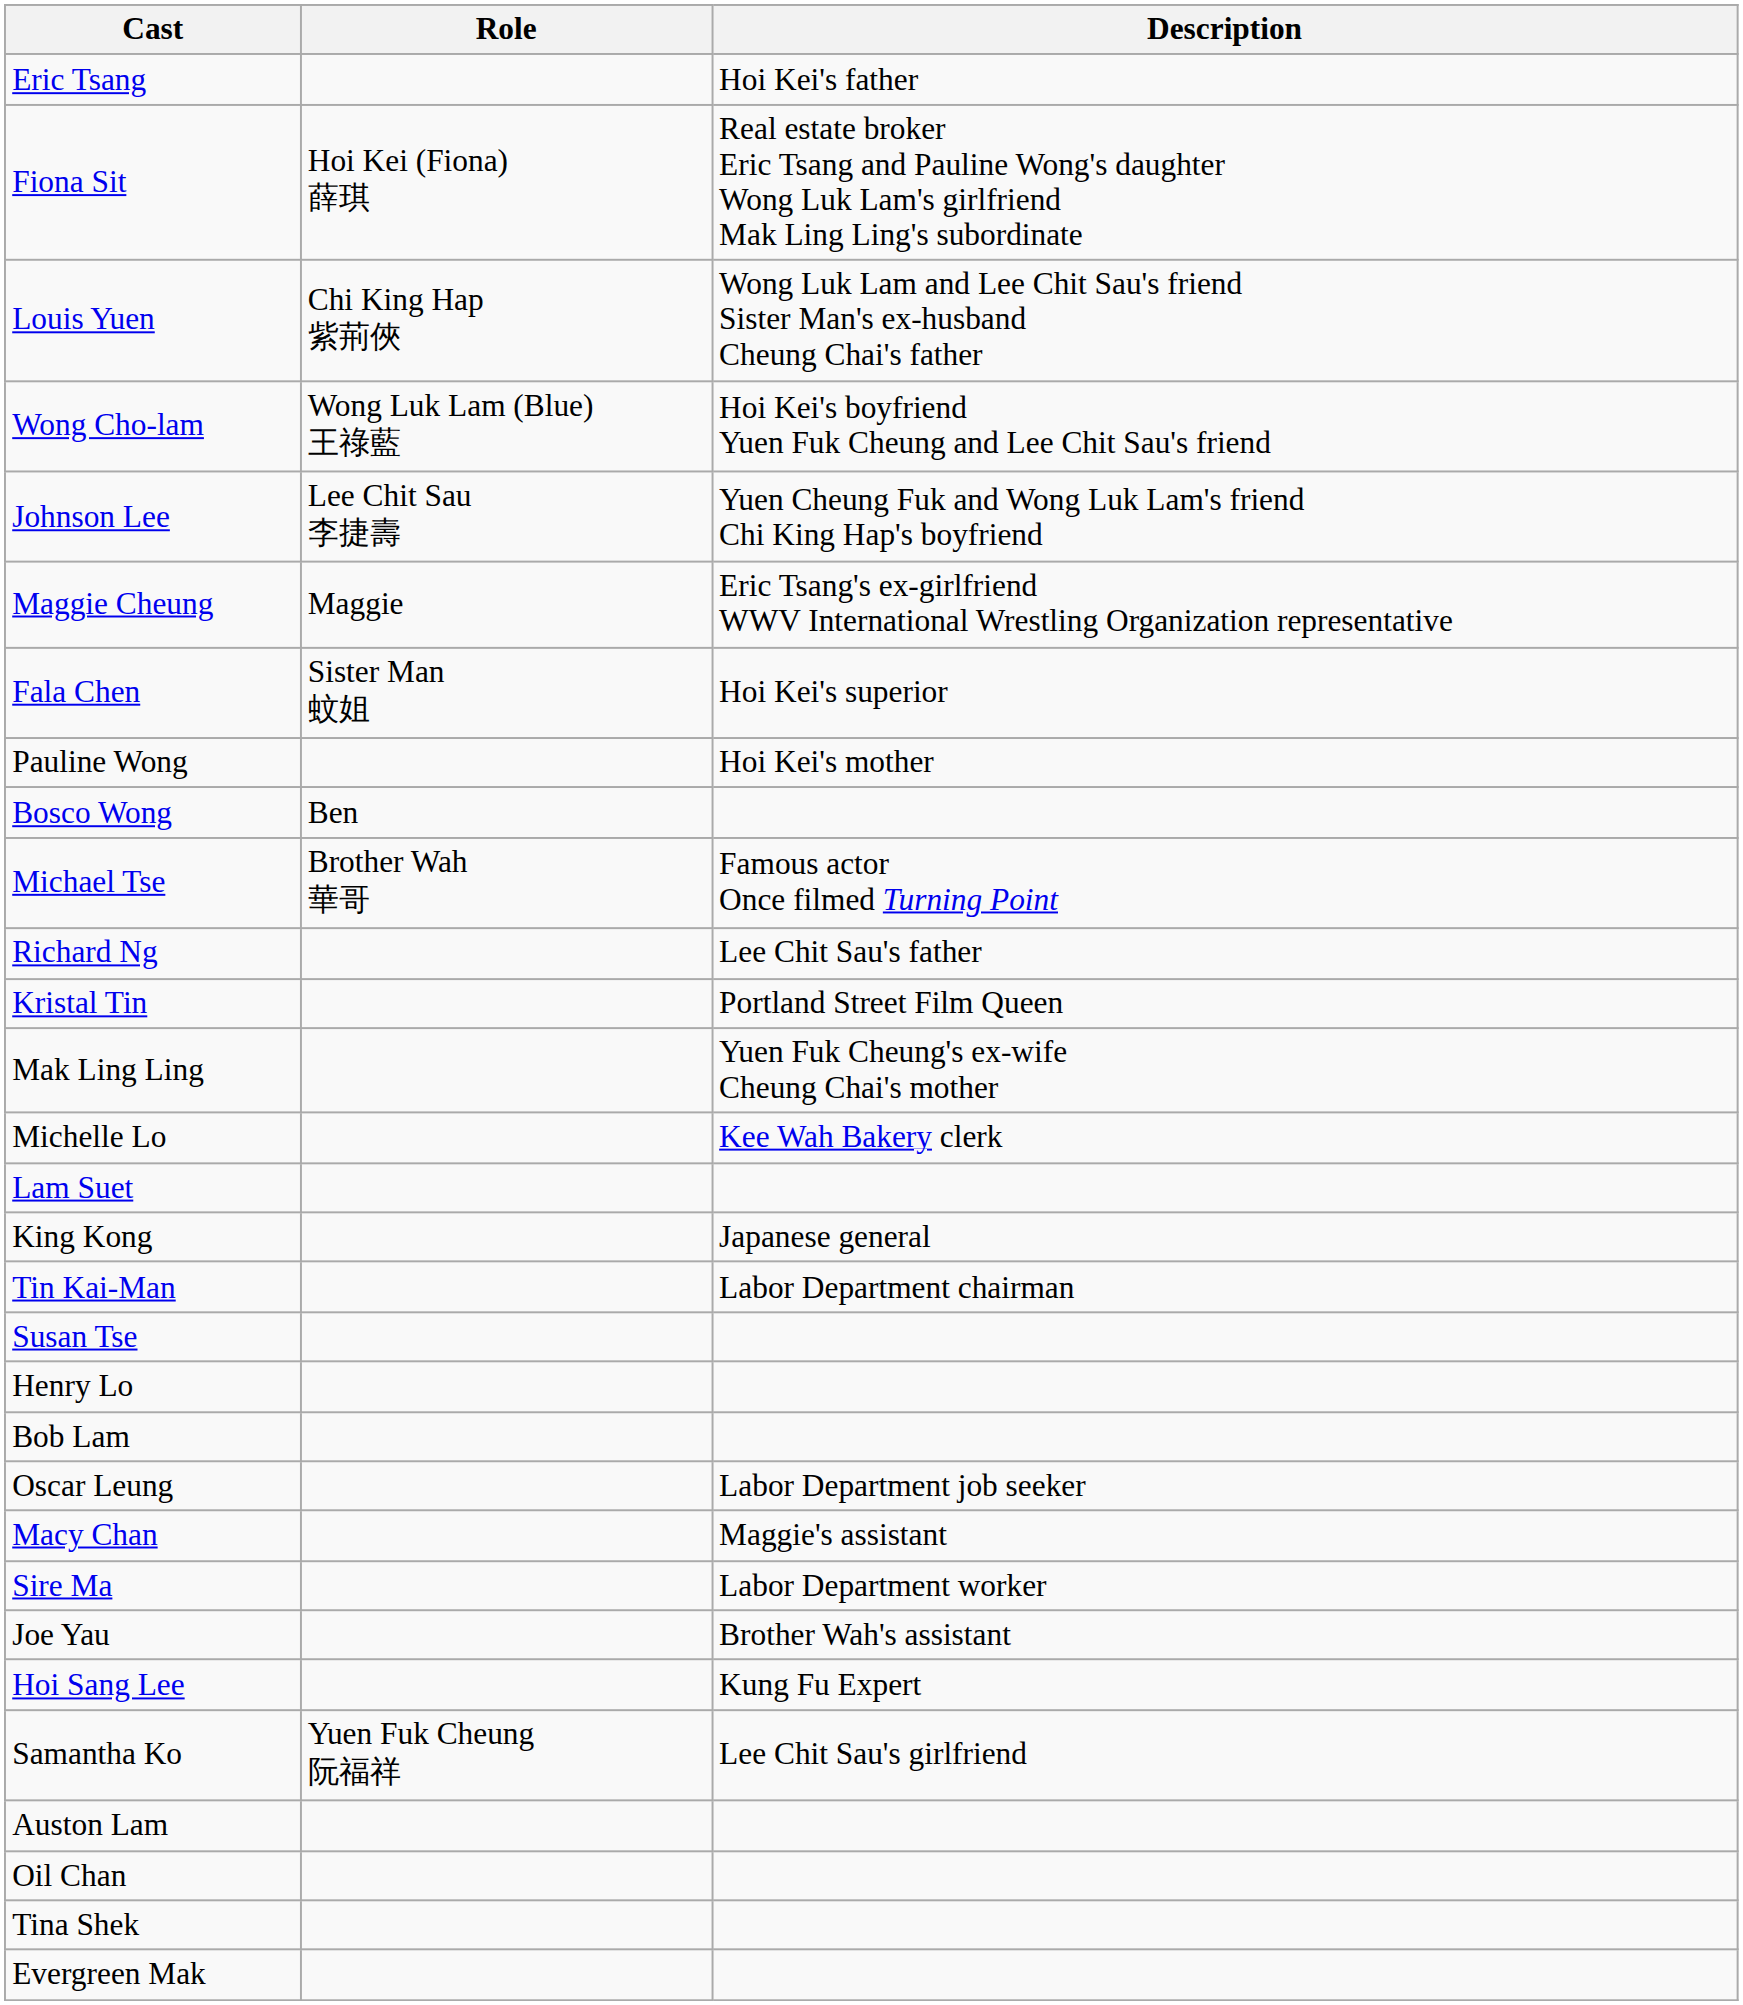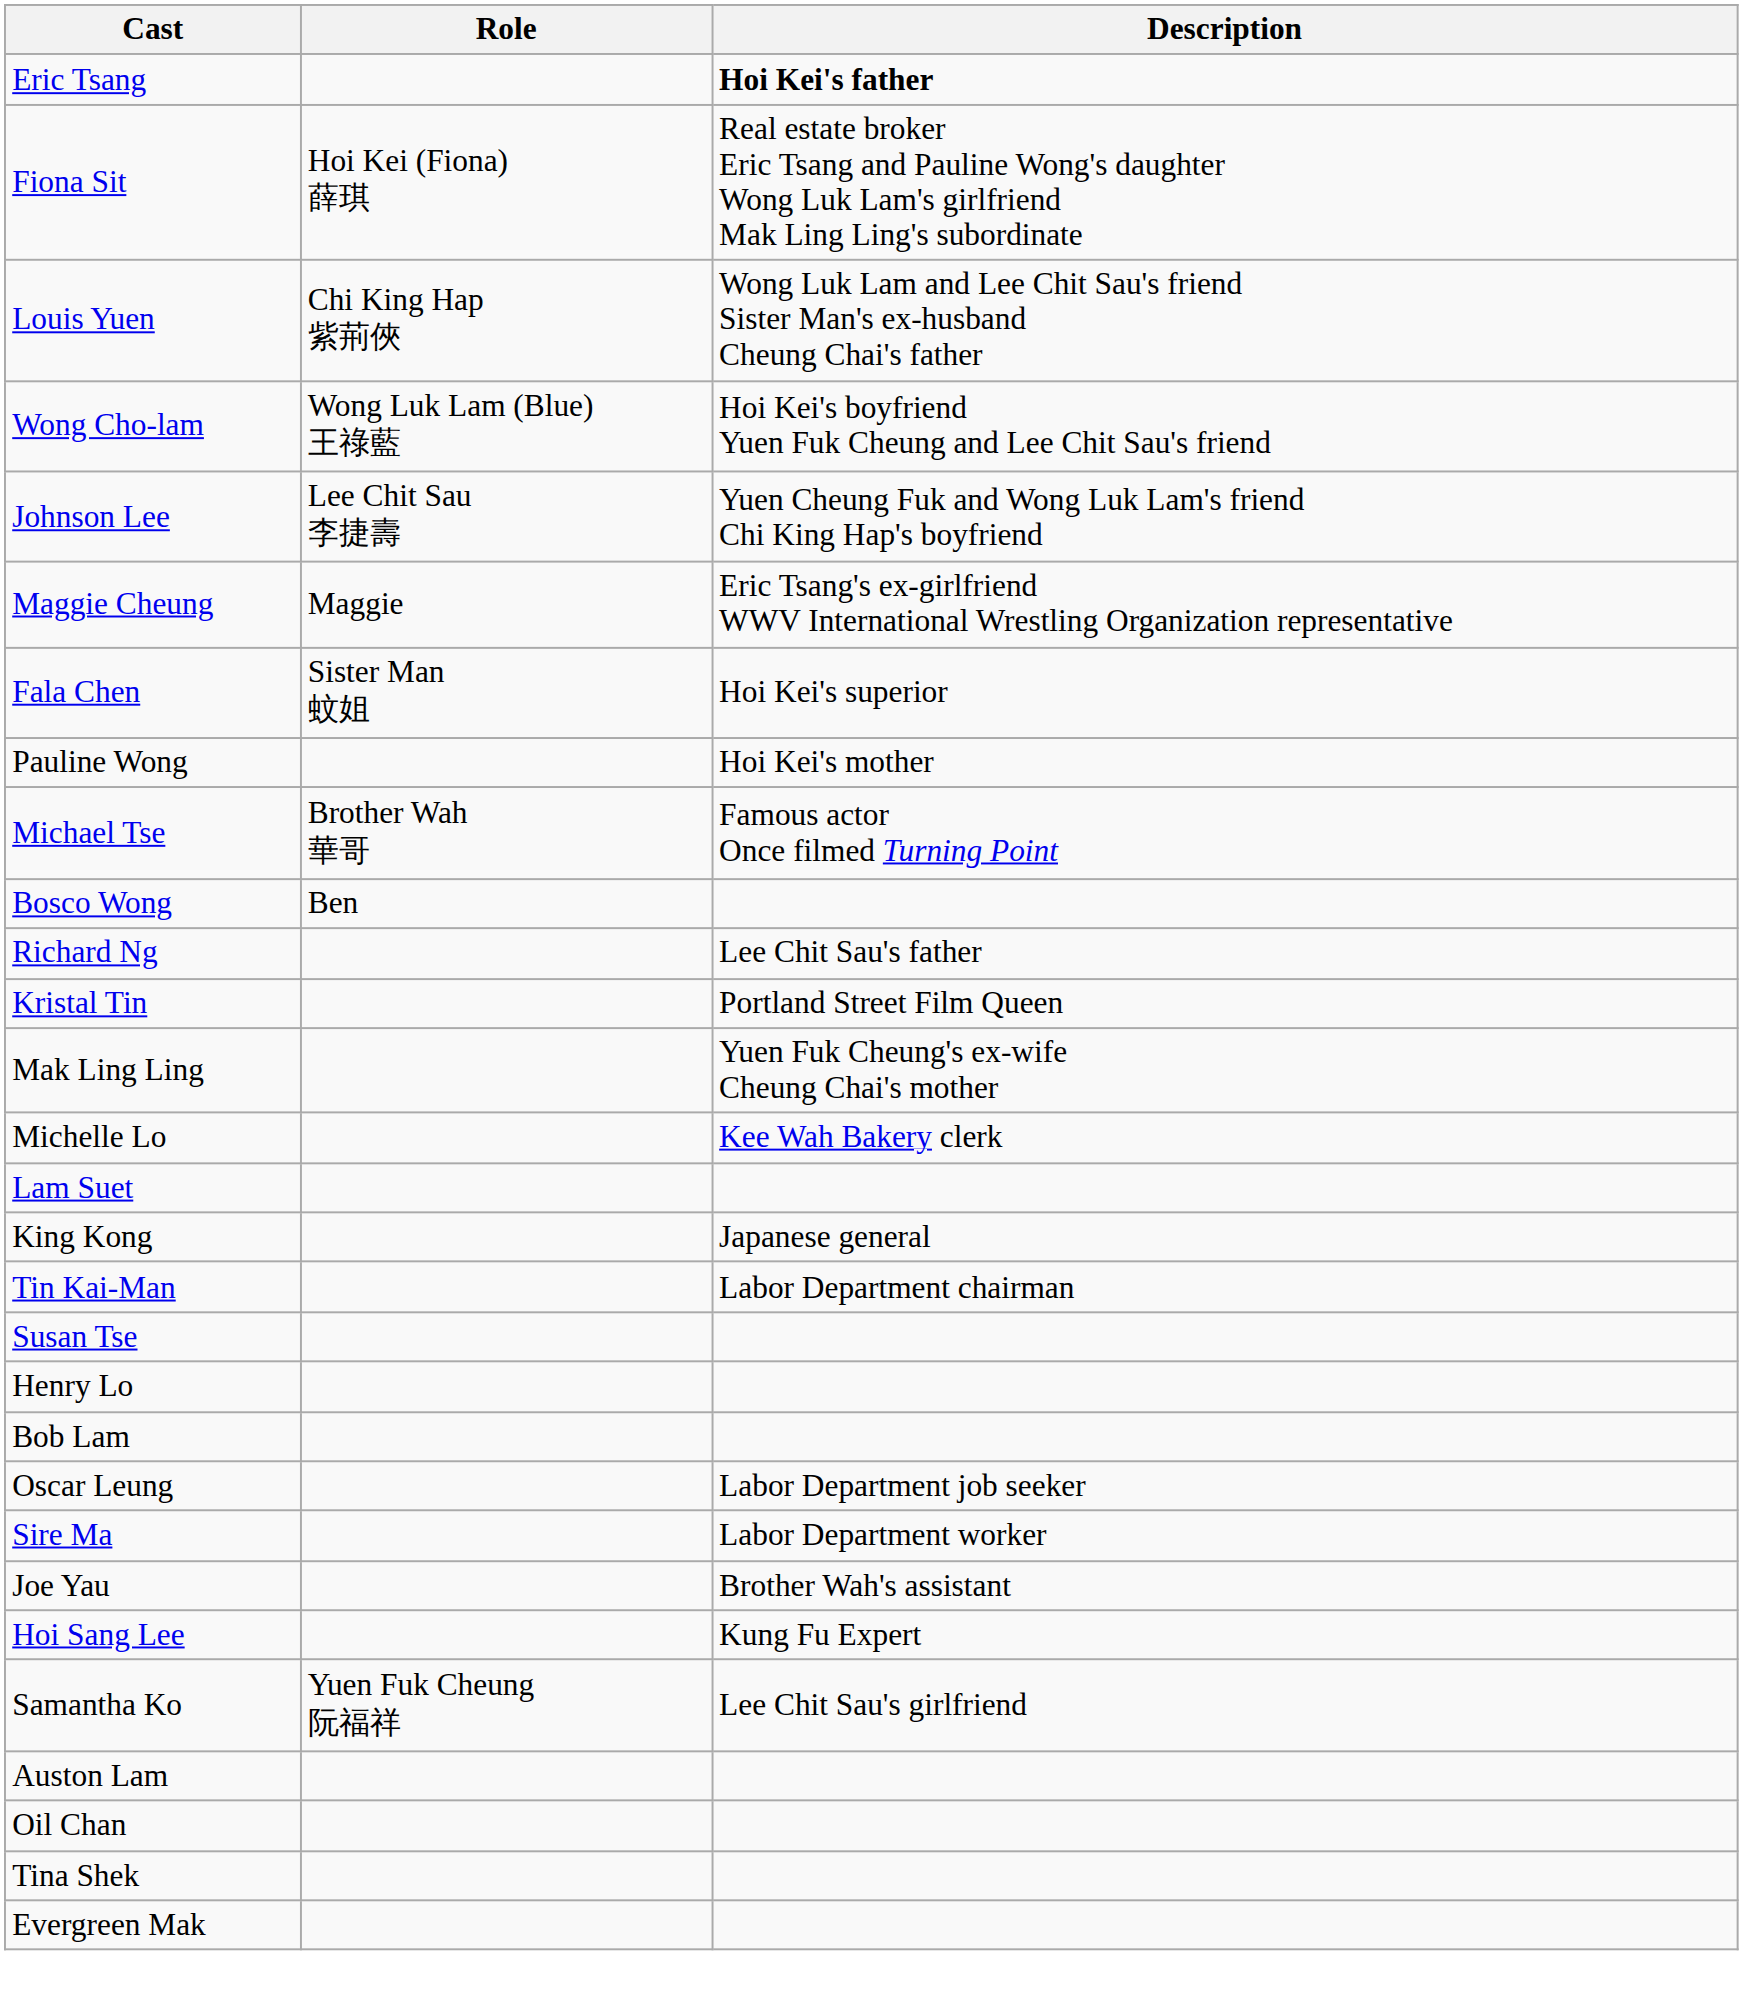(819, 79) normal -> (826, 79) bold
rows swapped: (89, 882) <-> (92, 812)
- row: (85, 1535)
